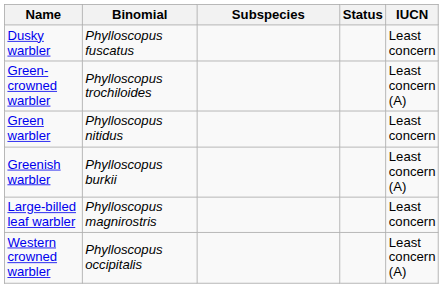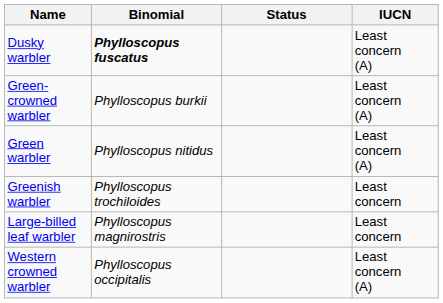- column: (268, 14)
(124, 43) normal -> (137, 50) bold
(412, 43) Least concern -> (378, 50) Least concern (A)
(124, 86) Phylloscopus trochiloides -> (150, 100) Phylloscopus burkii
(412, 128) Least concern -> (378, 151) Least concern (A)
(124, 171) Phylloscopus burkii -> (133, 194) Phylloscopus trochiloides
(412, 171) Least concern (A) -> (378, 194) Least concern
